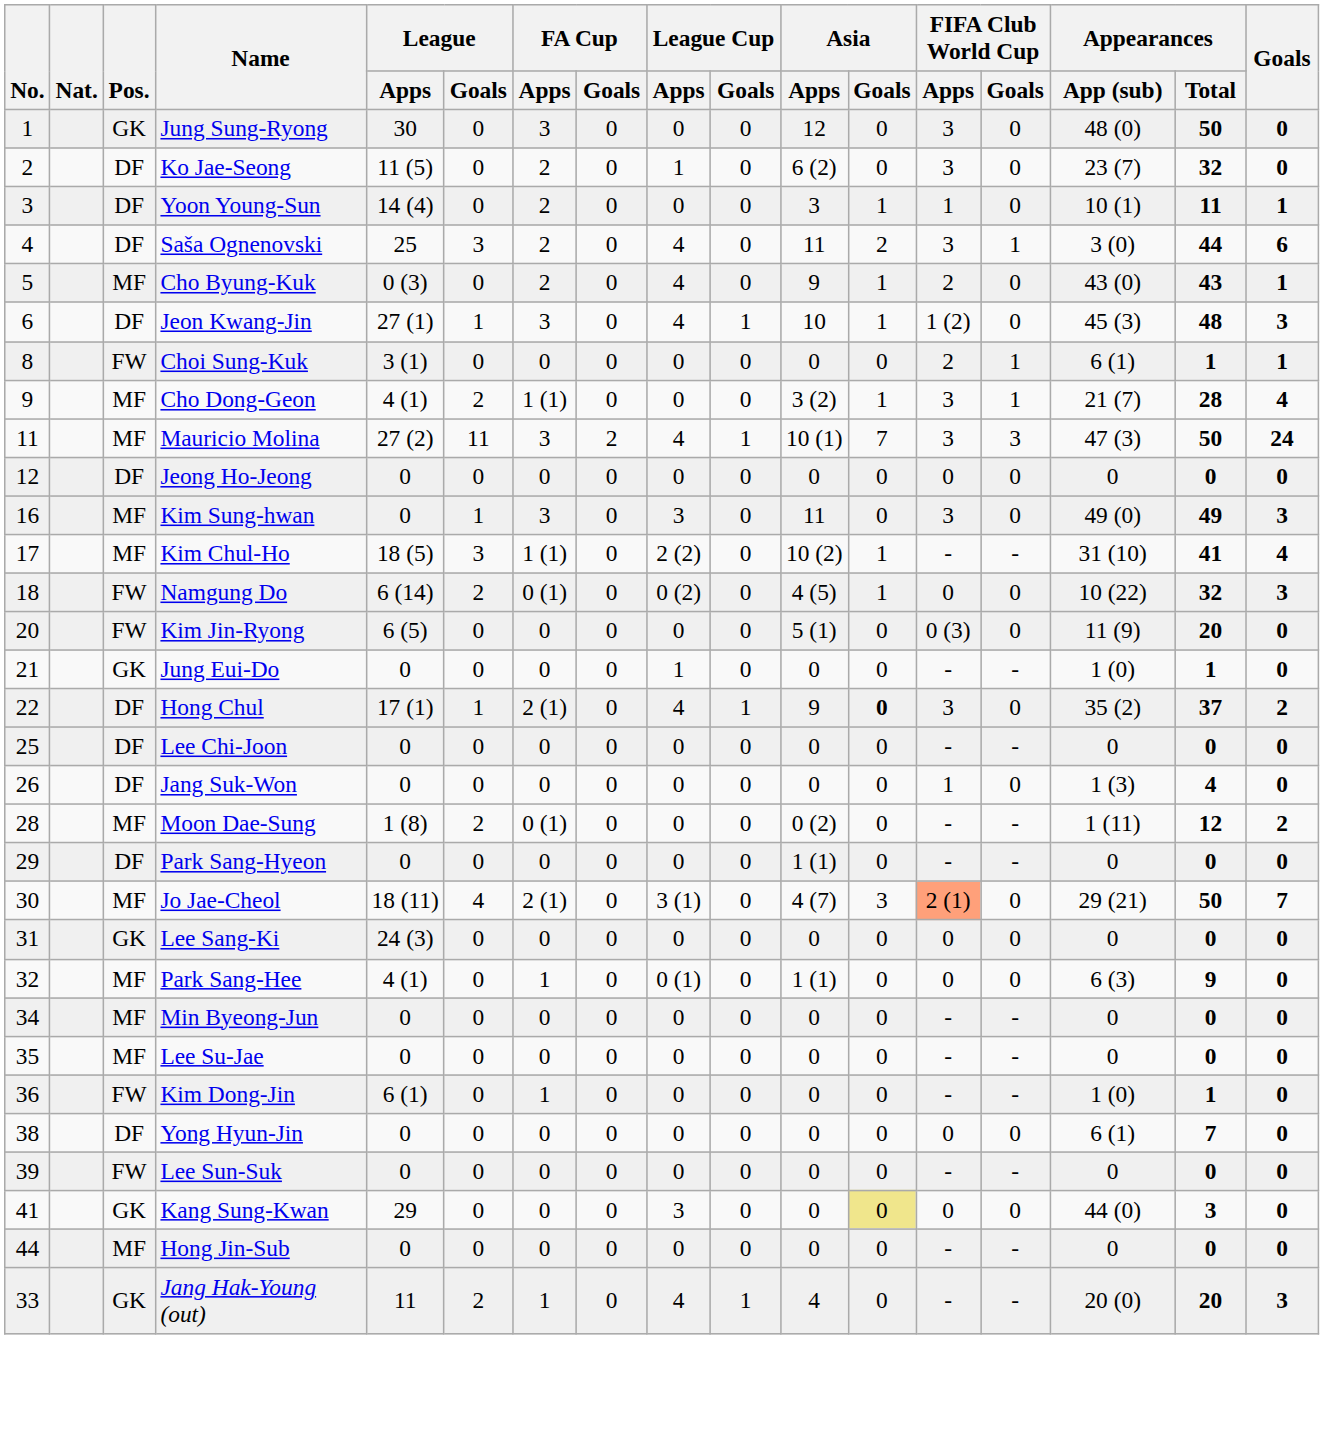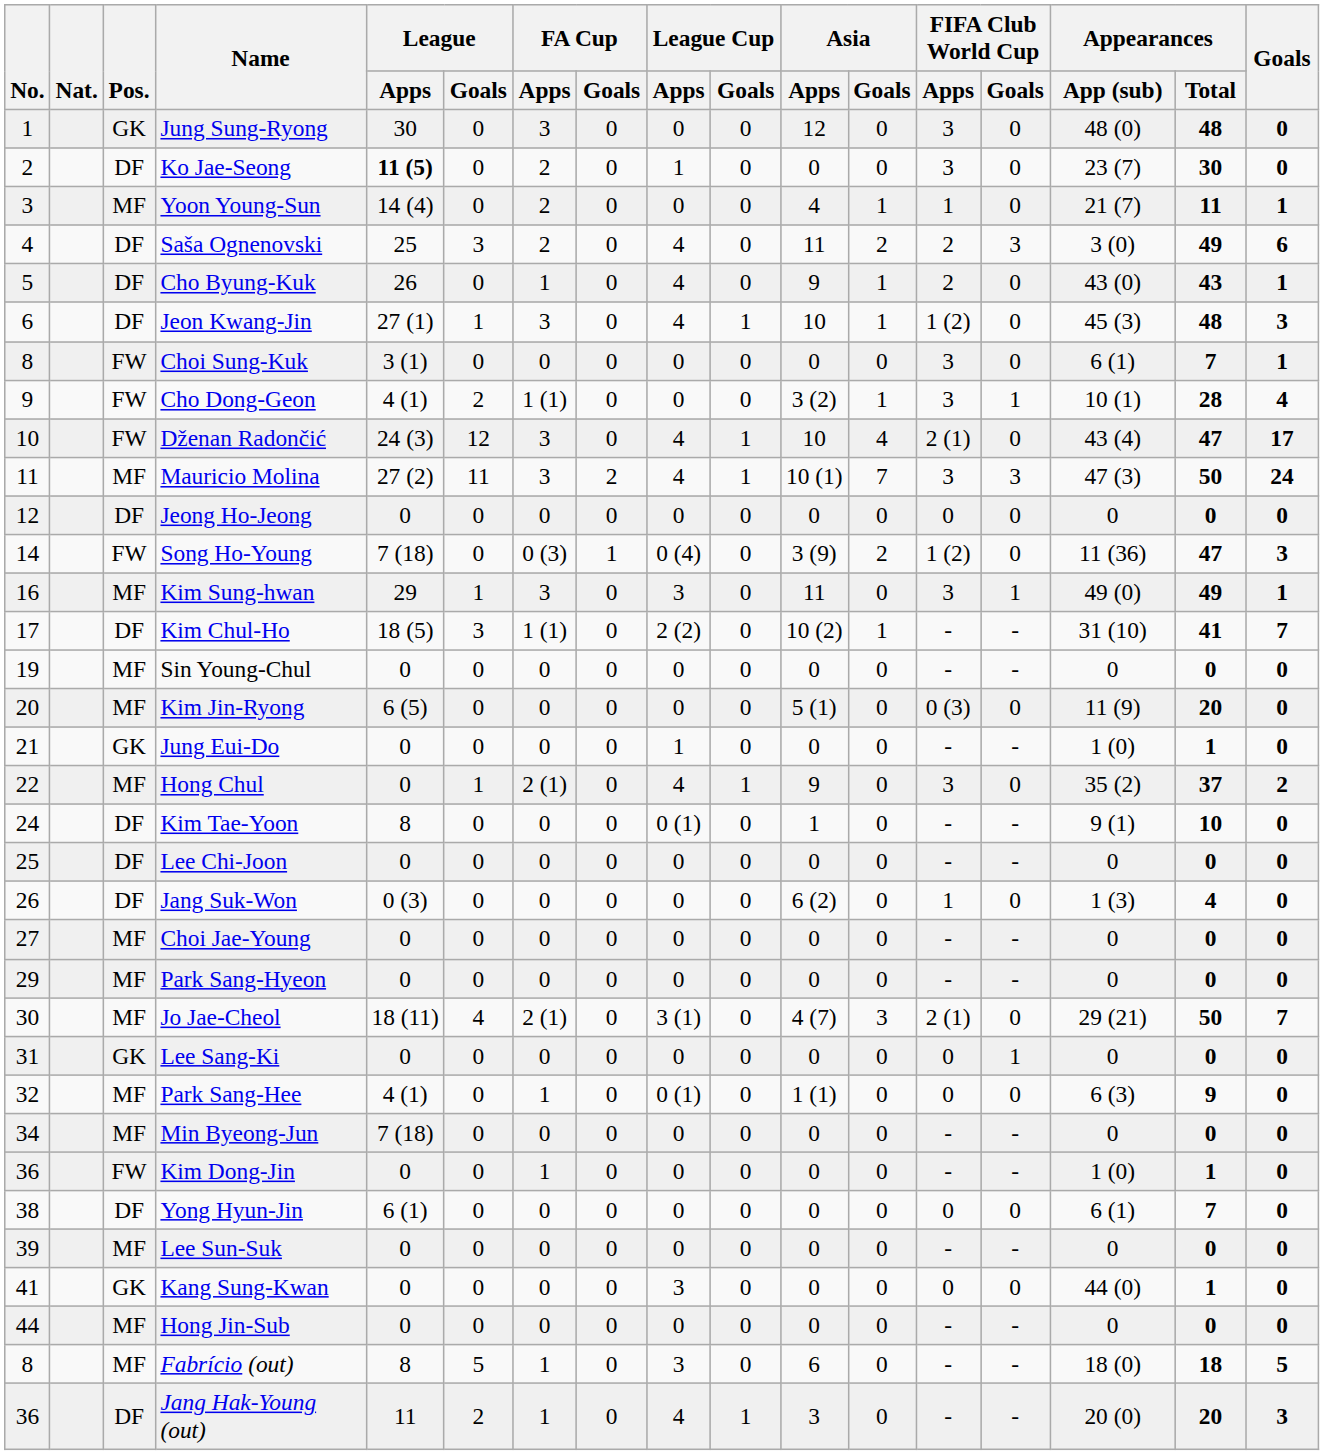(1211, 128) 50 -> (1211, 128) 48
(405, 167) normal -> (405, 167) bold
(814, 167) 6 (2) -> (814, 167) 0
(1211, 167) 32 -> (1211, 167) 30
(129, 206) DF -> (129, 206) MF
(814, 206) 3 -> (814, 206) 4
(1113, 206) 10 (1) -> (1113, 206) 21 (7)
(948, 244) 3 -> (948, 244) 2
(1015, 244) 1 -> (1015, 244) 3
(1211, 244) 44 -> (1211, 244) 49
(129, 283) MF -> (129, 283) DF
(405, 283) 0 (3) -> (405, 283) 26
(545, 283) 2 -> (545, 283) 1
(948, 360) 2 -> (948, 360) 3
(1015, 360) 1 -> (1015, 360) 0
(1211, 360) 1 -> (1211, 360) 7
(129, 399) MF -> (129, 399) FW
(1113, 399) 21 (7) -> (1113, 399) 10 (1)
+ row: (243, 437)
+ row: (236, 553)
(405, 514) 0 -> (405, 592) 29
(1015, 514) 0 -> (1015, 592) 1
(1282, 514) 3 -> (1282, 592) 1
(129, 553) MF -> (129, 630) DF
(1282, 553) 4 -> (1282, 630) 7
- row: (224, 592)
+ row: (236, 669)
(129, 630) FW -> (129, 707) MF
(129, 707) DF -> (129, 785) MF
(405, 707) 17 (1) -> (405, 785) 0
(882, 707) bold -> (882, 785) normal
+ row: (229, 823)
(405, 785) 0 -> (405, 900) 0 (3)
(814, 785) 0 -> (814, 900) 6 (2)
+ row: (236, 939)
- row: (238, 823)
(129, 862) DF -> (129, 978) MF
(814, 862) 1 (1) -> (814, 978) 0
(948, 900) lightsalmon background -> (948, 1016) no background
(405, 939) 24 (3) -> (405, 1055) 0
(1015, 939) 0 -> (1015, 1055) 1
(405, 1016) 0 -> (405, 1132) 7 (18)
- row: (212, 1055)
(405, 1093) 6 (1) -> (405, 1170) 0
(405, 1132) 0 -> (405, 1209) 6 (1)
(129, 1170) FW -> (129, 1248) MF
(405, 1209) 29 -> (405, 1286) 0
(882, 1209) khaki background -> (882, 1286) no background
(1211, 1209) 3 -> (1211, 1286) 1
+ row: (227, 1363)
(27, 1300) 33 -> (27, 1416) 36
(129, 1300) GK -> (129, 1416) DF
(814, 1300) 4 -> (814, 1416) 3
